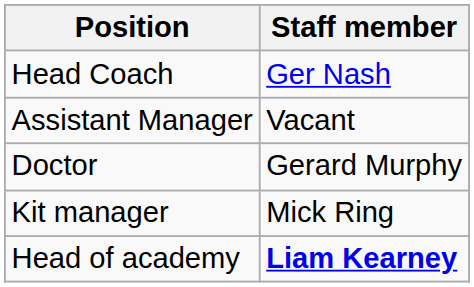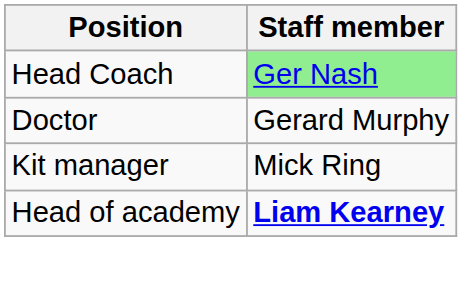(329, 73) no background -> (316, 73) lightgreen background
- row: (132, 119)
